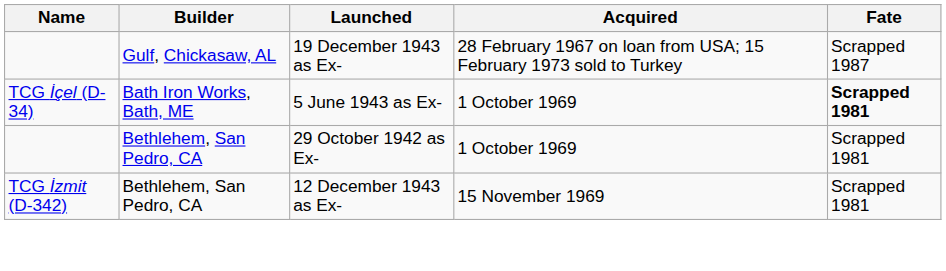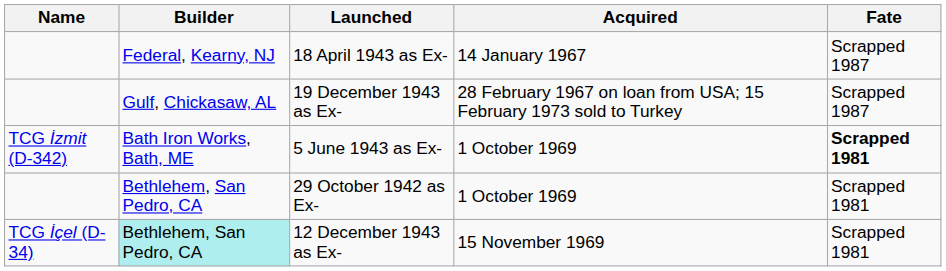+ row: (370, 55)
(57, 102) TCG İçel (D-34) -> (47, 149) TCG İzmit (D-342)
(47, 195) TCG İzmit (D-342) -> (57, 242) TCG İçel (D-34)
(184, 195) no background -> (184, 242) paleturquoise background
